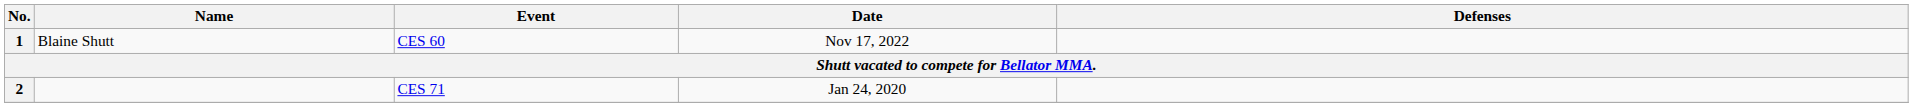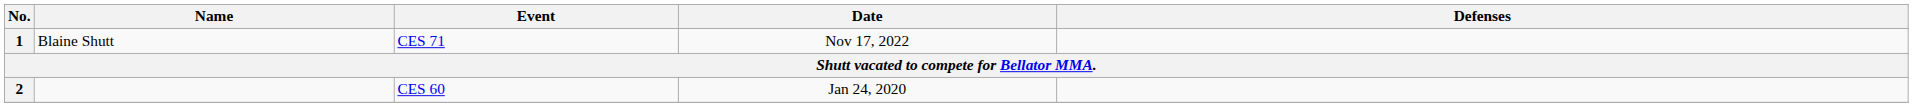(421, 41) CES 60 -> (421, 41) CES 71
(421, 89) CES 71 -> (421, 89) CES 60
